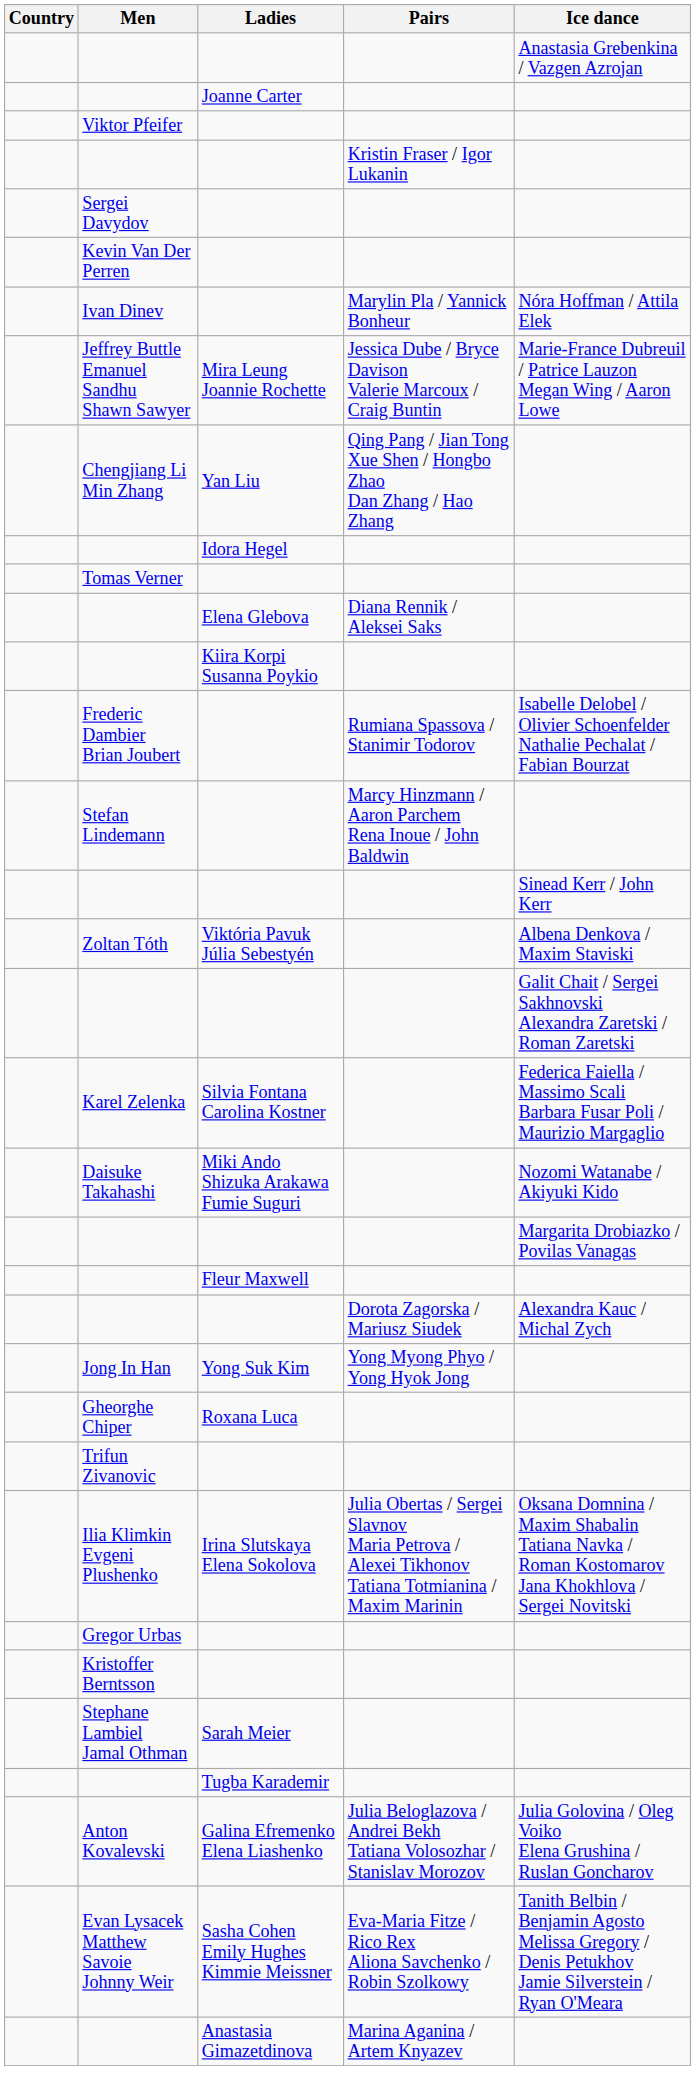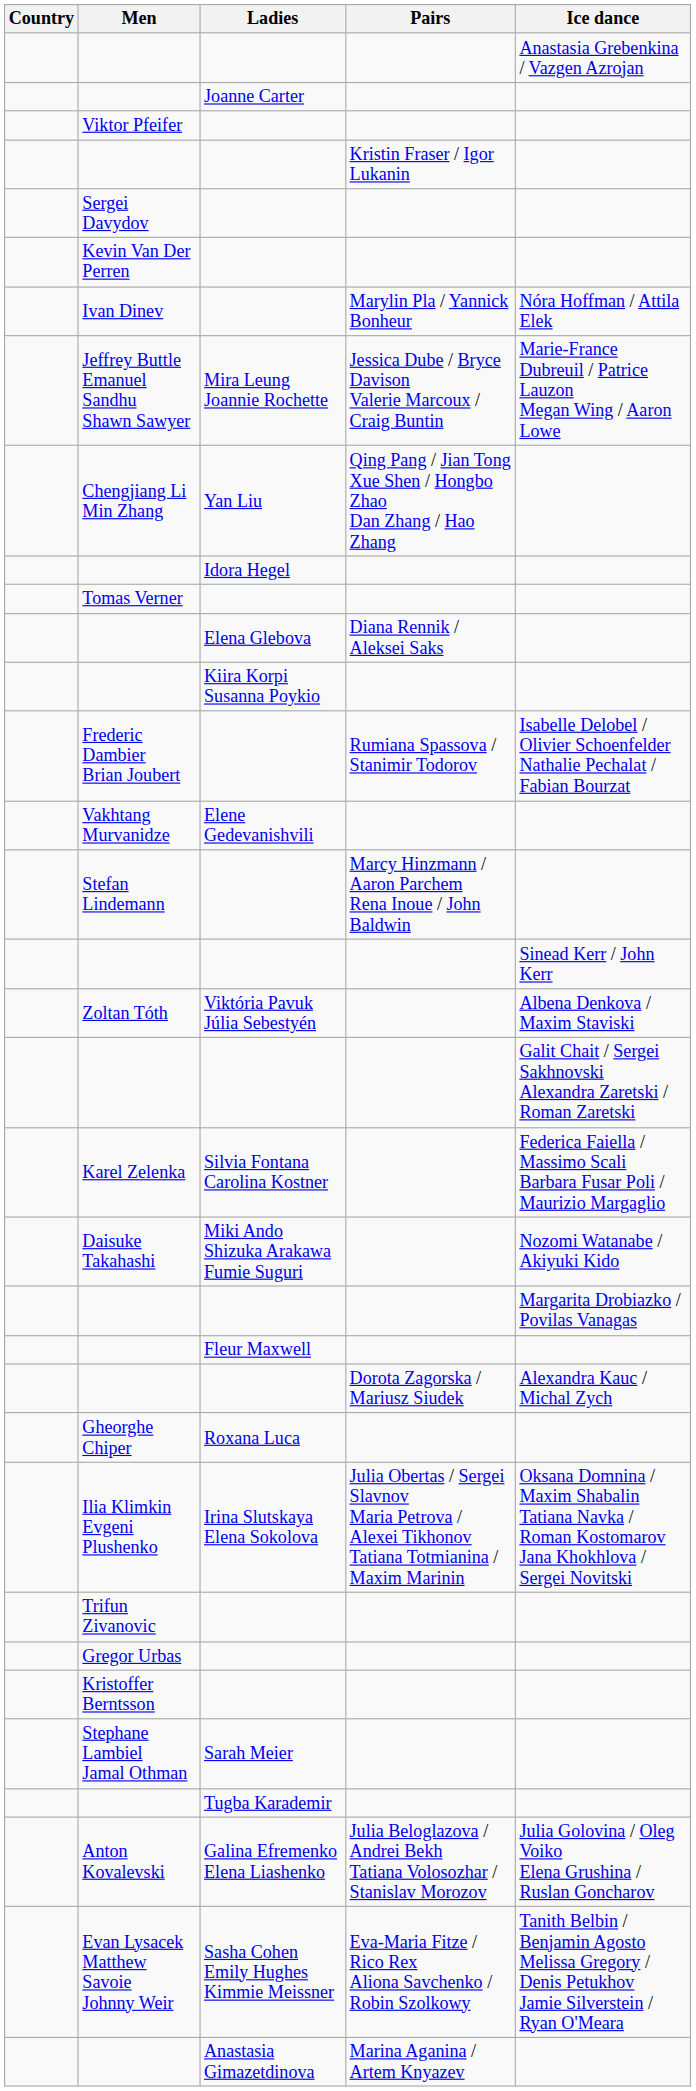+ row: (126, 825)
- row: (127, 1368)
rows swapped: (127, 1555) <-> (119, 1466)
